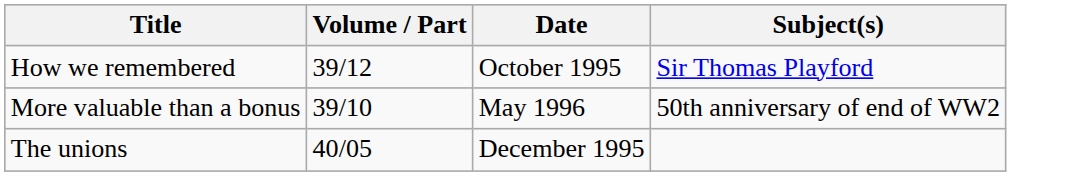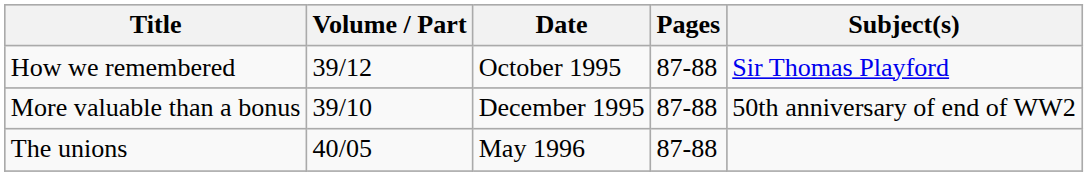+ column: (688, 25)
(532, 107) May 1996 -> (562, 107) December 1995
(562, 149) December 1995 -> (532, 149) May 1996
